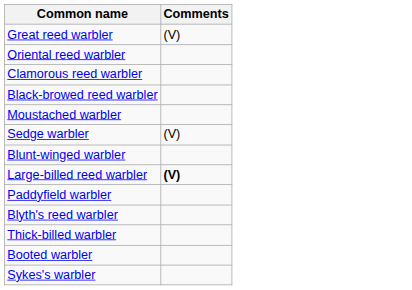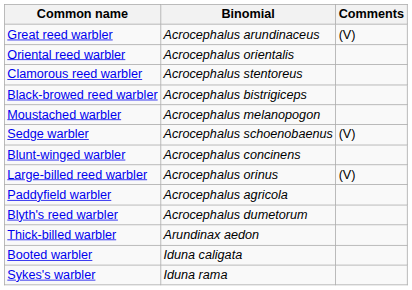+ column: (248, 14)
(172, 174) bold -> (347, 174) normal
